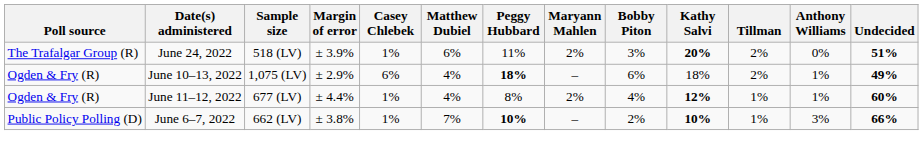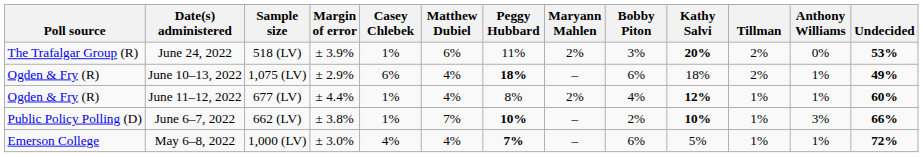(884, 53) 51% -> (884, 53) 53%
+ row: (195, 140)
